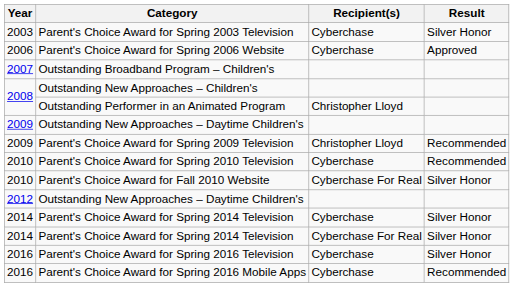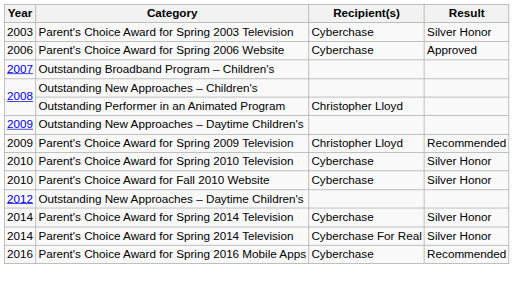(467, 161) Recommended -> (459, 161) Silver Honor
(367, 180) Cyberchase For Real -> (343, 180) Cyberchase
- row: (20, 254)
